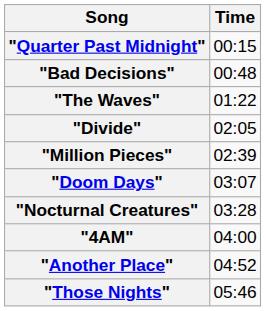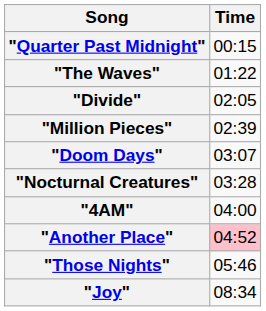- row: (107, 73)
(235, 264) no background -> (235, 237) pink background
+ row: (107, 292)
